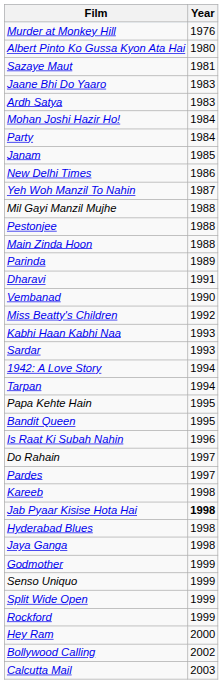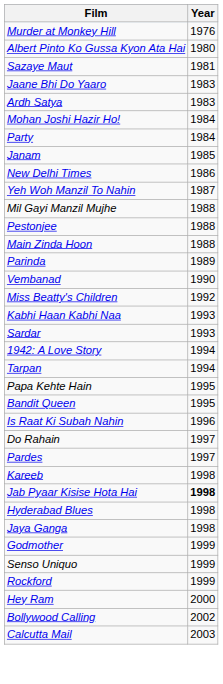- row: (26, 279)
- row: (47, 599)
